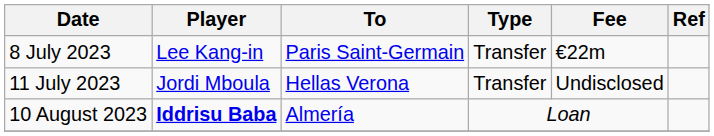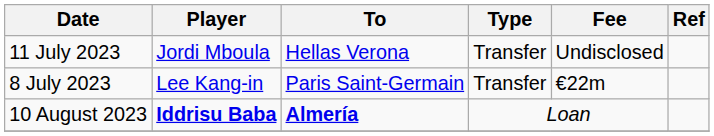rows swapped: (60, 51) <-> (65, 83)
(320, 114) normal -> (322, 114) bold
